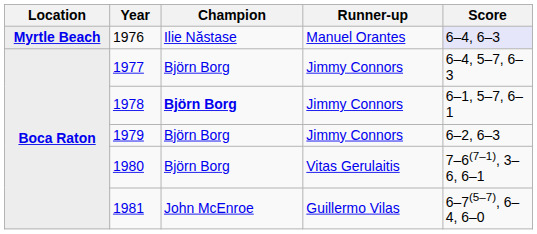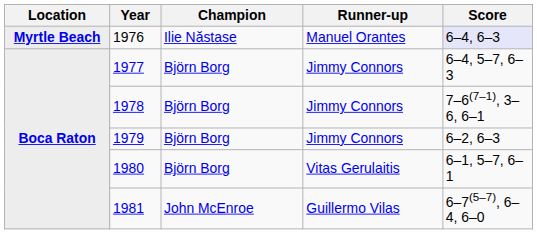(200, 105) bold -> (197, 107) normal
(484, 105) 6–1, 5–7, 6–1 -> (482, 107) 7–6(7–1), 3–6, 6–1
(482, 166) 7–6(7–1), 3–6, 6–1 -> (484, 168) 6–1, 5–7, 6–1
